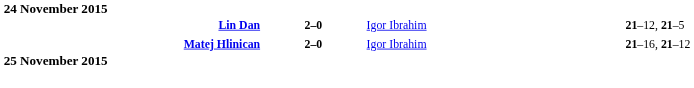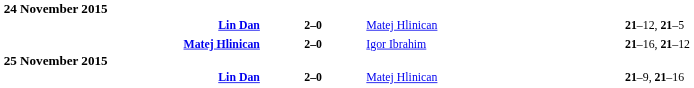(397, 25) Igor Ibrahim -> (402, 25) Matej Hlinican
+ row: (239, 77)
